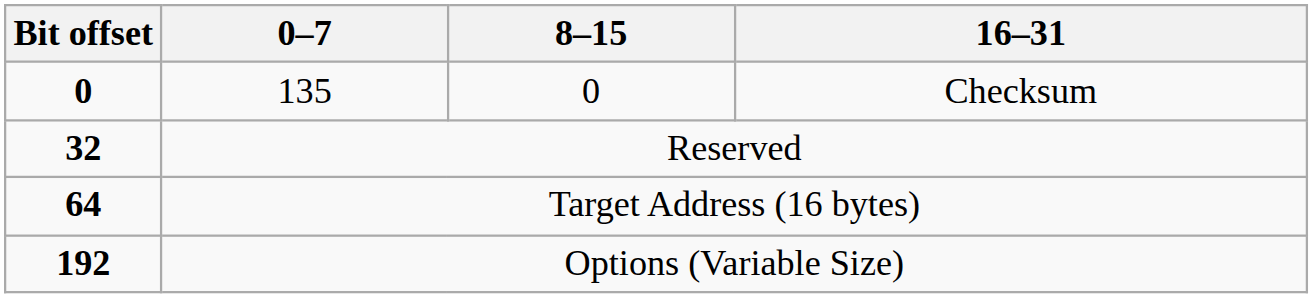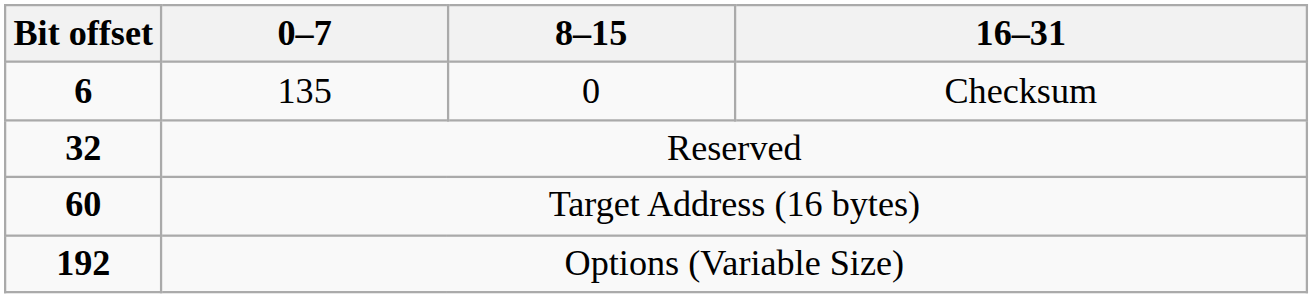(83, 90) 0 -> (83, 90) 6
(83, 205) 64 -> (83, 205) 60
